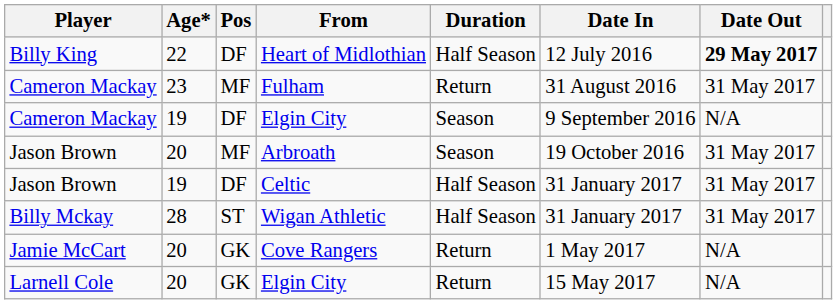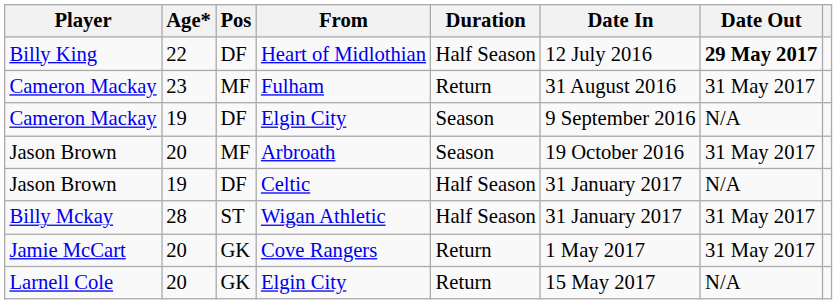(760, 184) 31 May 2017 -> (723, 184) N/A
(723, 250) N/A -> (760, 250) 31 May 2017
